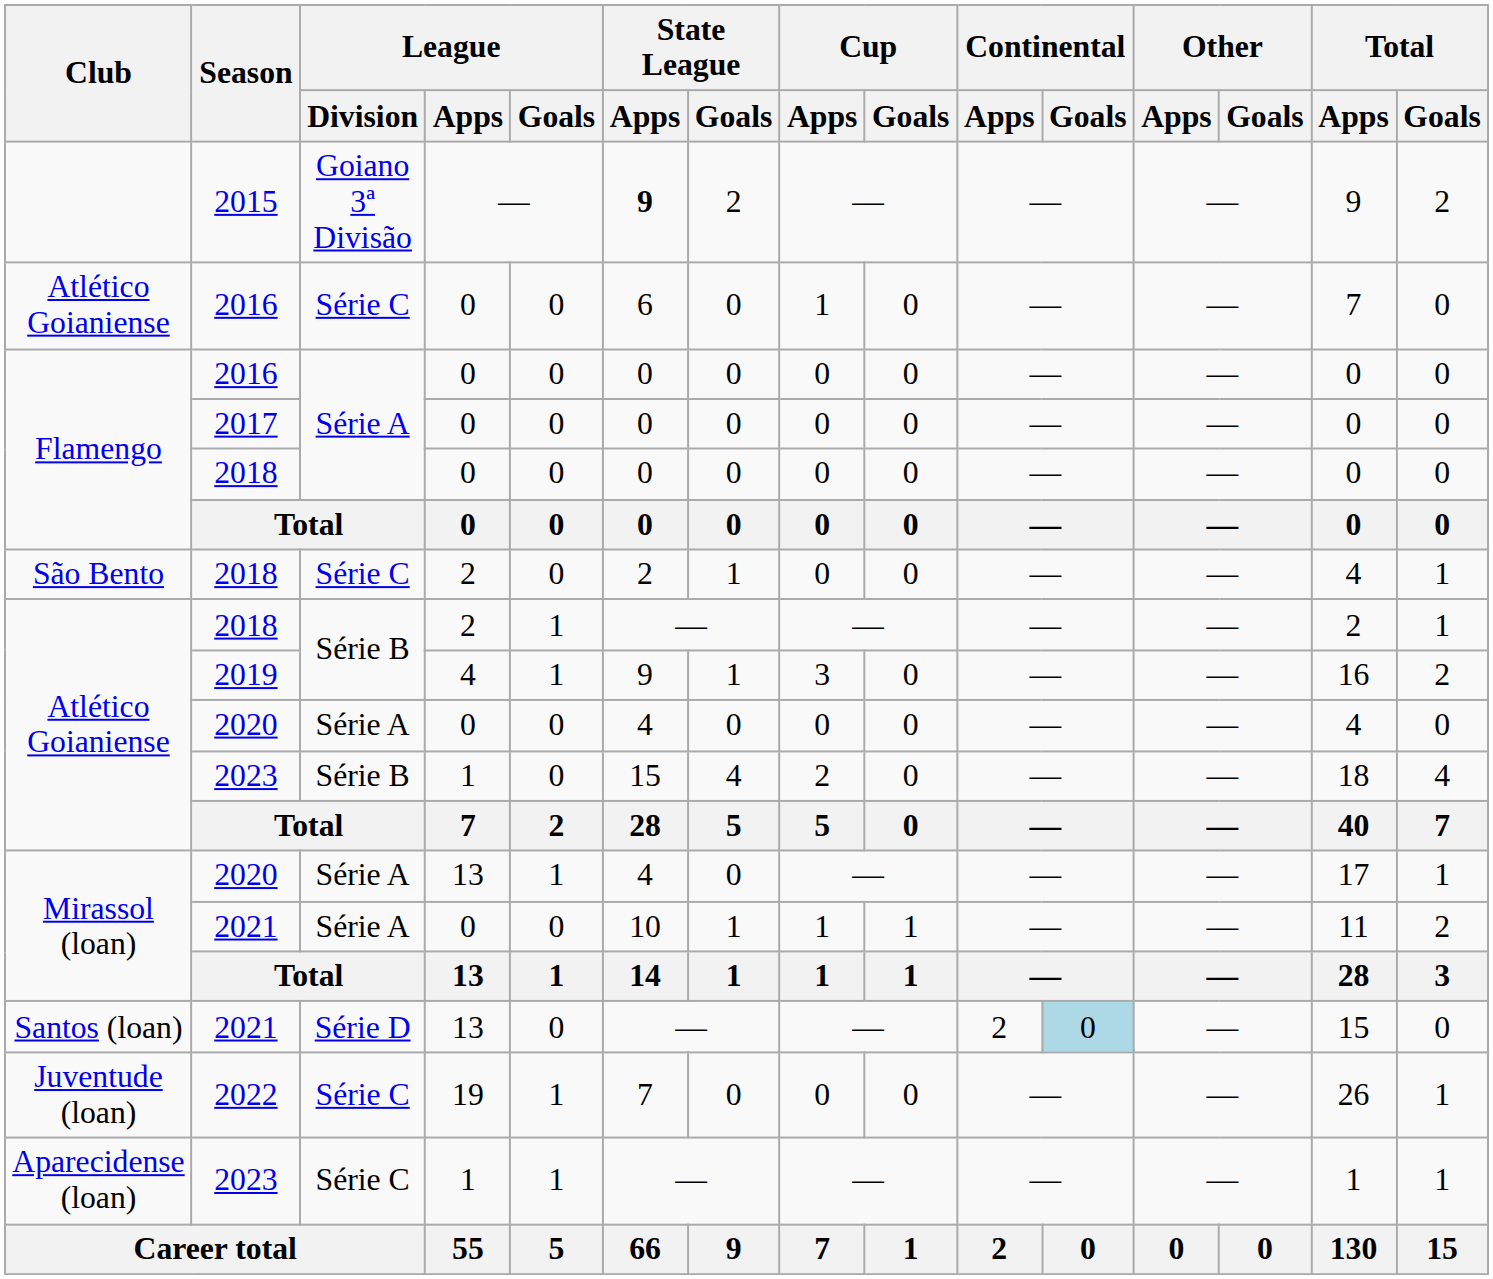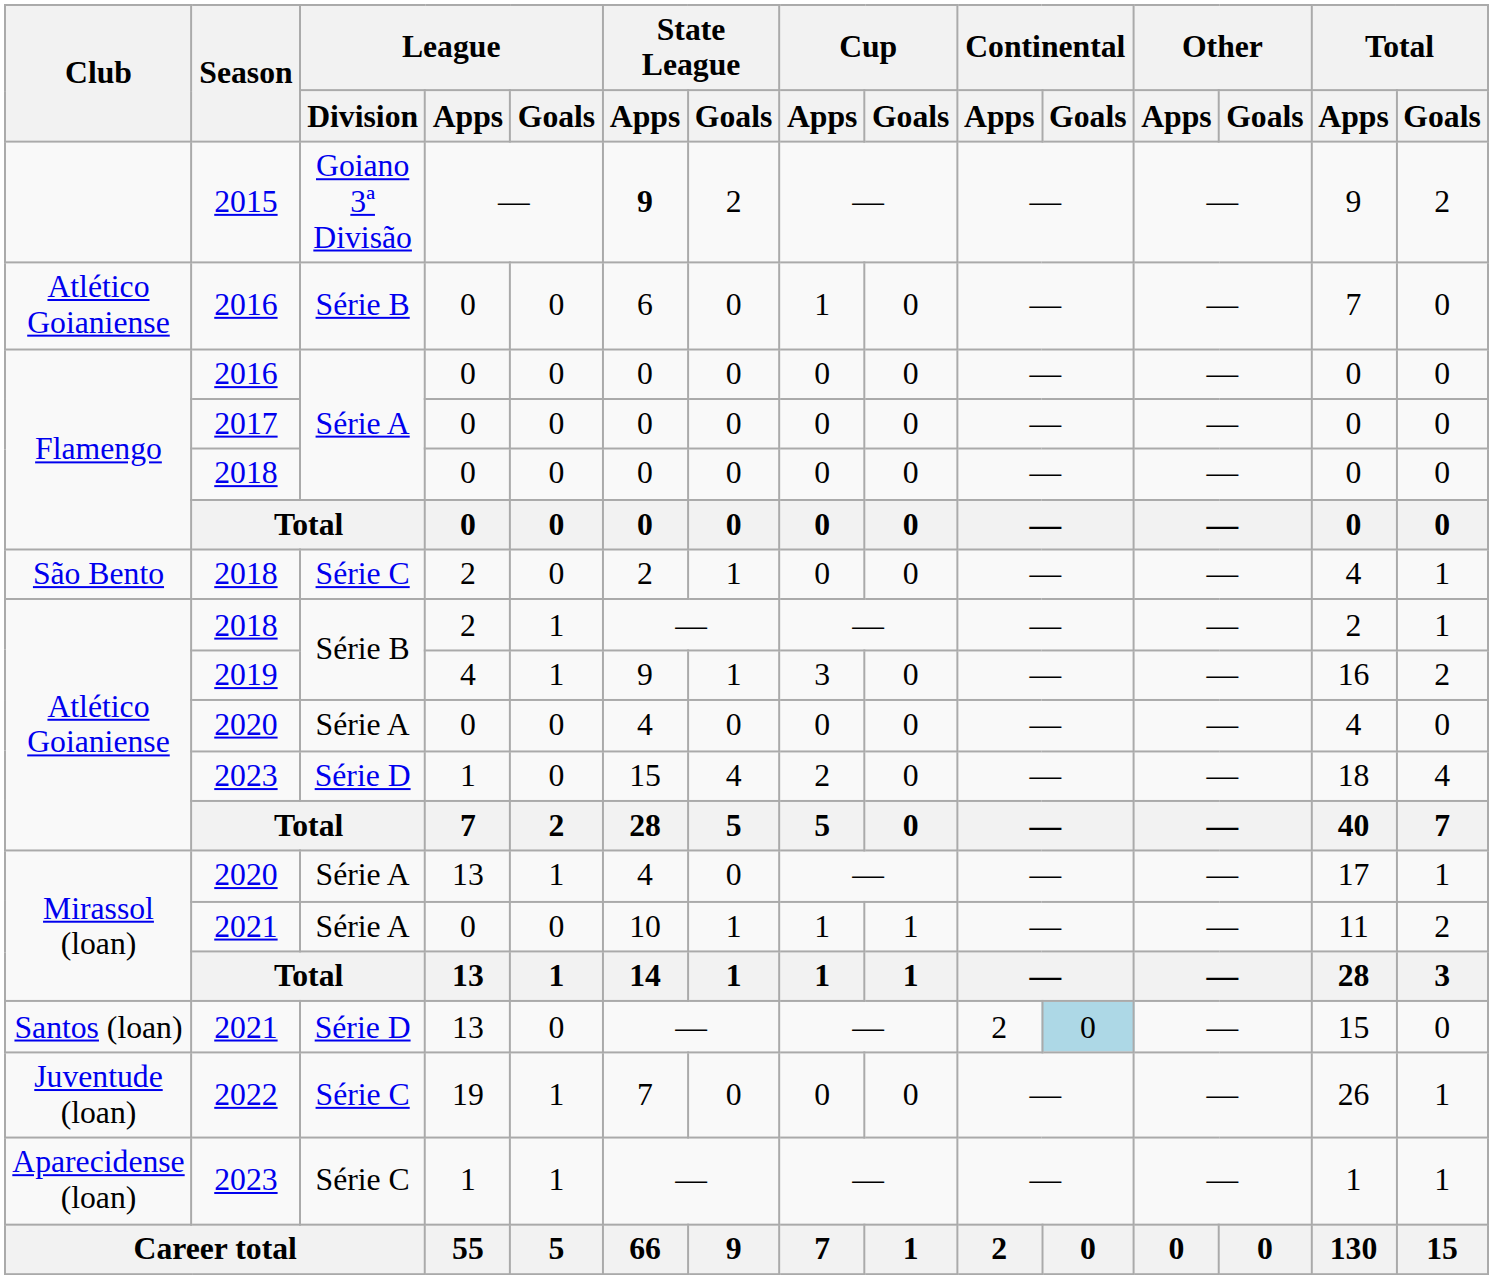(363, 305) Série C -> (363, 305) Série B
(363, 775) Série B -> (363, 775) Série D
